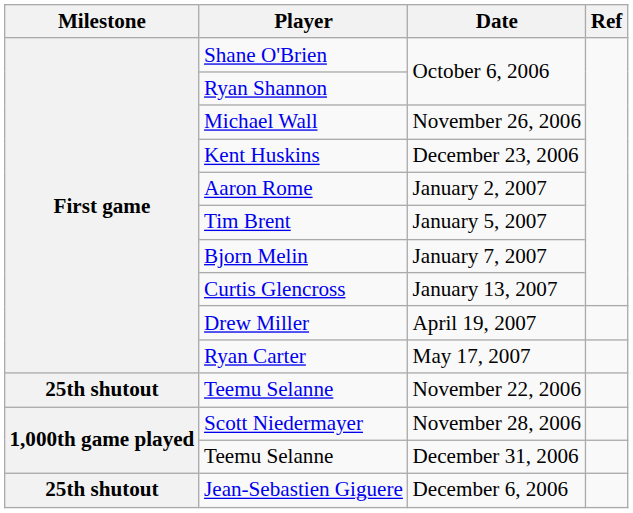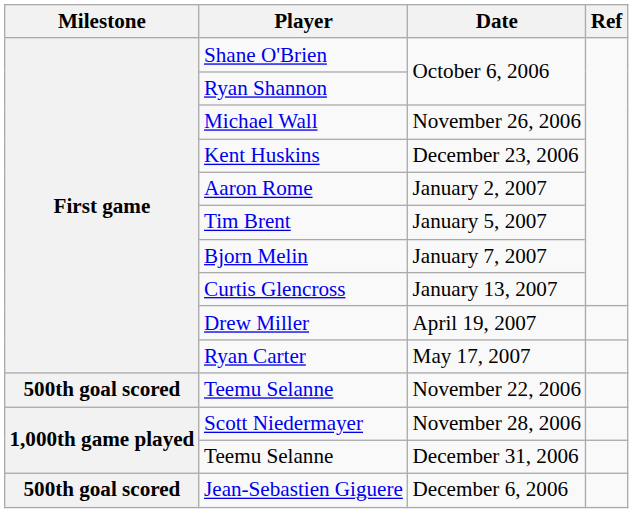(102, 389) 25th shutout -> (102, 389) 500th goal scored
(102, 490) 25th shutout -> (102, 490) 500th goal scored
